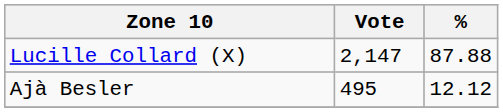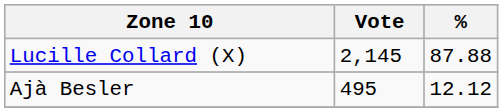(371, 56) 2,147 -> (371, 56) 2,145
